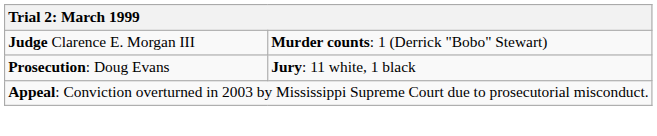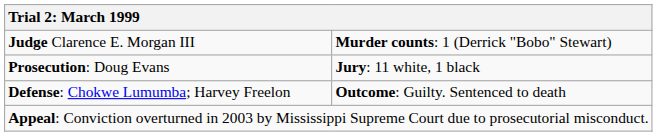+ row: (149, 92)
